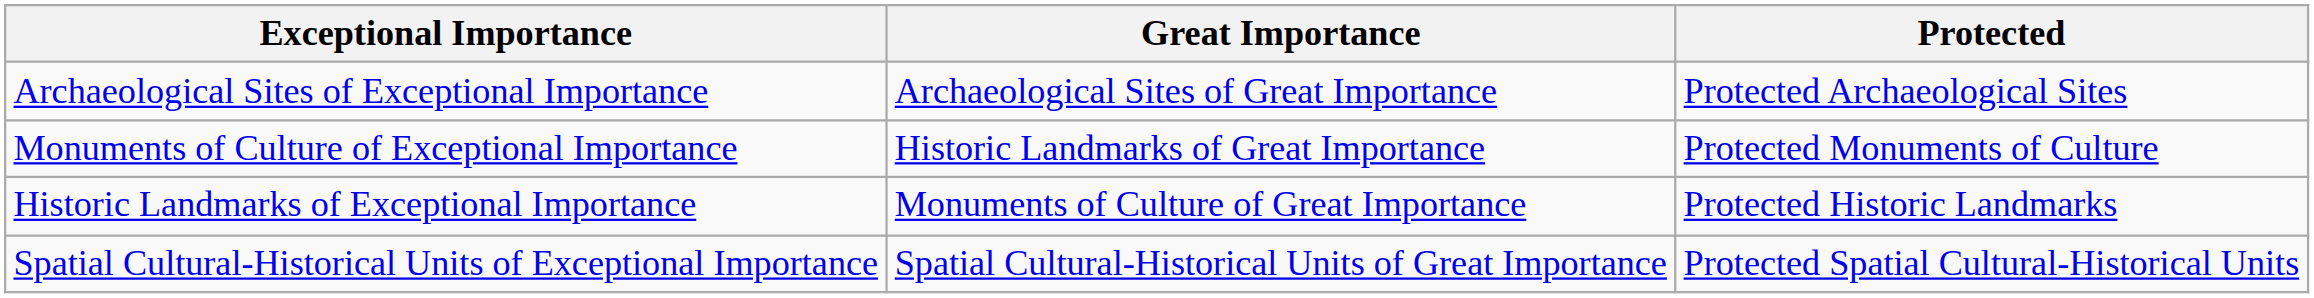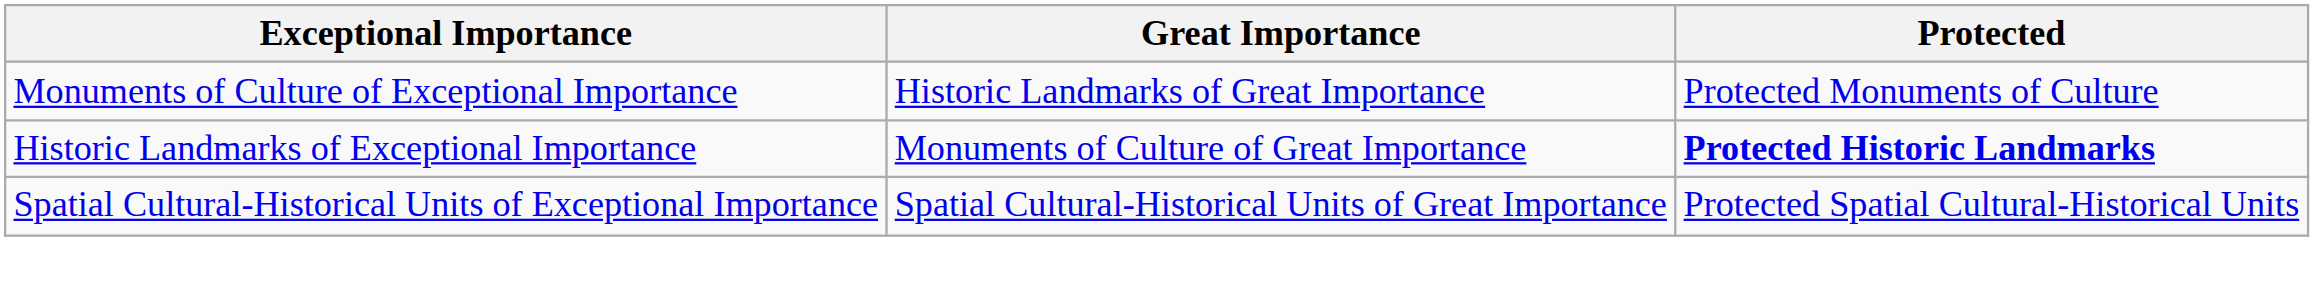- row: (361, 90)
(1901, 205) normal -> (1919, 147) bold
